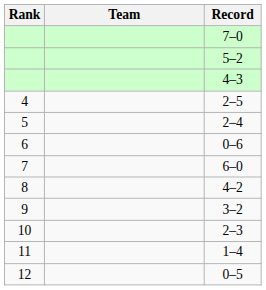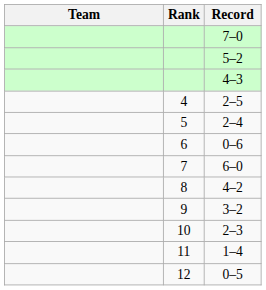columns swapped: (25, 15) <-> (124, 15)
